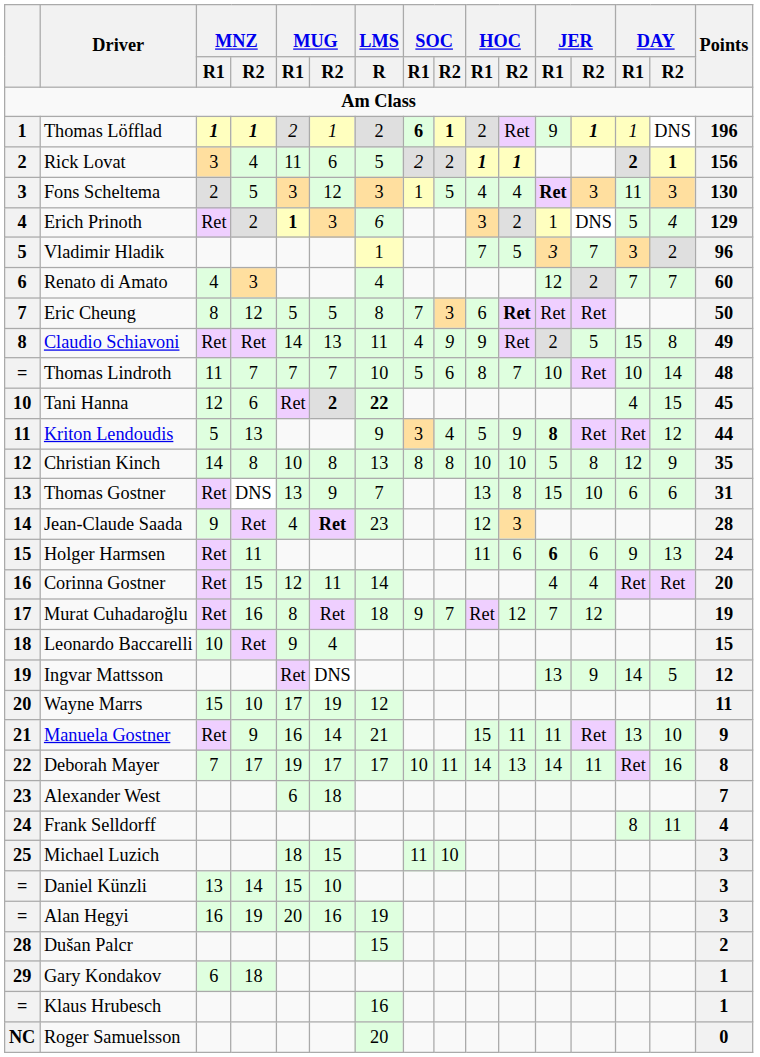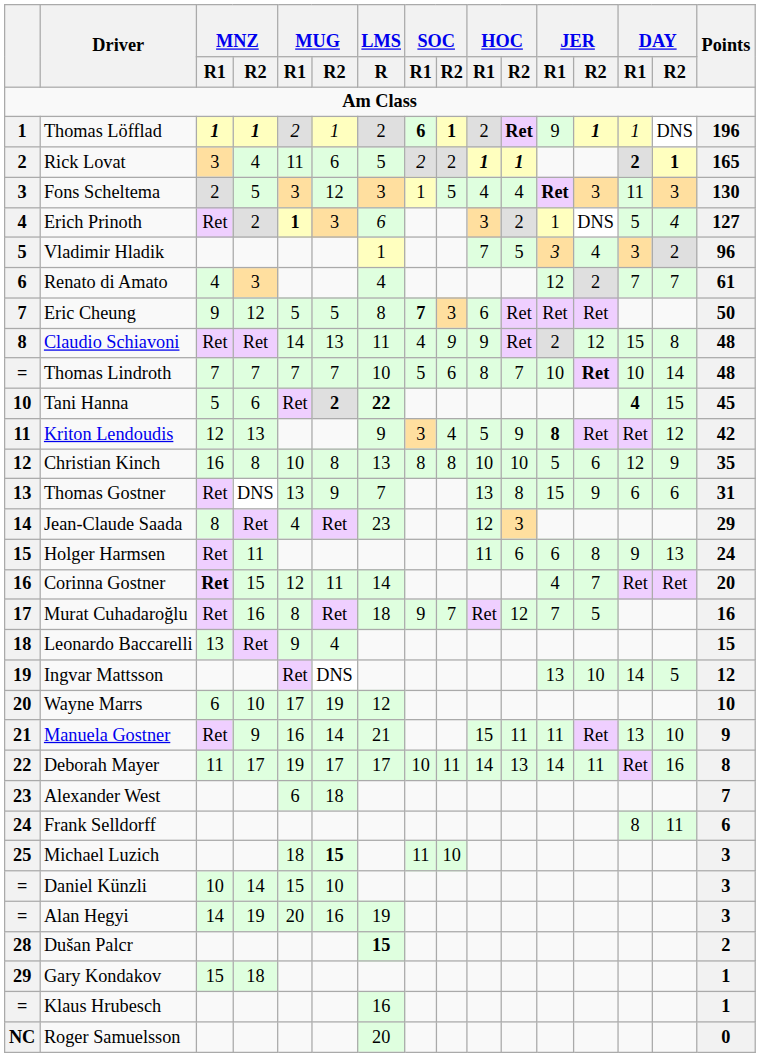(517, 132) normal -> (519, 132) bold
(724, 162) 156 -> (726, 162) 165
(724, 222) 129 -> (726, 222) 127
(594, 252) 7 -> (596, 252) 4
(724, 282) 60 -> (726, 282) 61
(214, 313) 8 -> (215, 313) 9
(419, 313) normal -> (421, 313) bold
(517, 313) bold -> (519, 313) normal
(594, 343) 5 -> (596, 343) 12
(724, 343) 49 -> (726, 343) 48
(214, 373) 11 -> (215, 373) 7
(594, 373) normal -> (596, 373) bold
(214, 403) 12 -> (215, 403) 5
(633, 403) normal -> (635, 403) bold
(214, 433) 5 -> (215, 433) 12
(724, 433) 44 -> (726, 433) 42
(214, 463) 14 -> (215, 463) 16
(594, 463) 8 -> (596, 463) 6
(594, 493) 10 -> (596, 493) 9
(214, 524) 9 -> (215, 524) 8
(332, 524) bold -> (335, 524) normal
(724, 524) 28 -> (726, 524) 29
(553, 554) bold -> (555, 554) normal
(594, 554) 6 -> (596, 554) 8
(214, 584) normal -> (215, 584) bold
(594, 584) 4 -> (596, 584) 7
(594, 614) 12 -> (596, 614) 5
(724, 614) 19 -> (726, 614) 16
(214, 644) 10 -> (215, 644) 13
(594, 674) 9 -> (596, 674) 10
(214, 705) 15 -> (215, 705) 6
(724, 705) 11 -> (726, 705) 10
(214, 765) 7 -> (215, 765) 11
(724, 825) 4 -> (726, 825) 6
(332, 855) normal -> (335, 855) bold
(214, 886) 13 -> (215, 886) 10
(214, 916) 16 -> (215, 916) 14
(379, 946) normal -> (381, 946) bold
(214, 976) 6 -> (215, 976) 15
